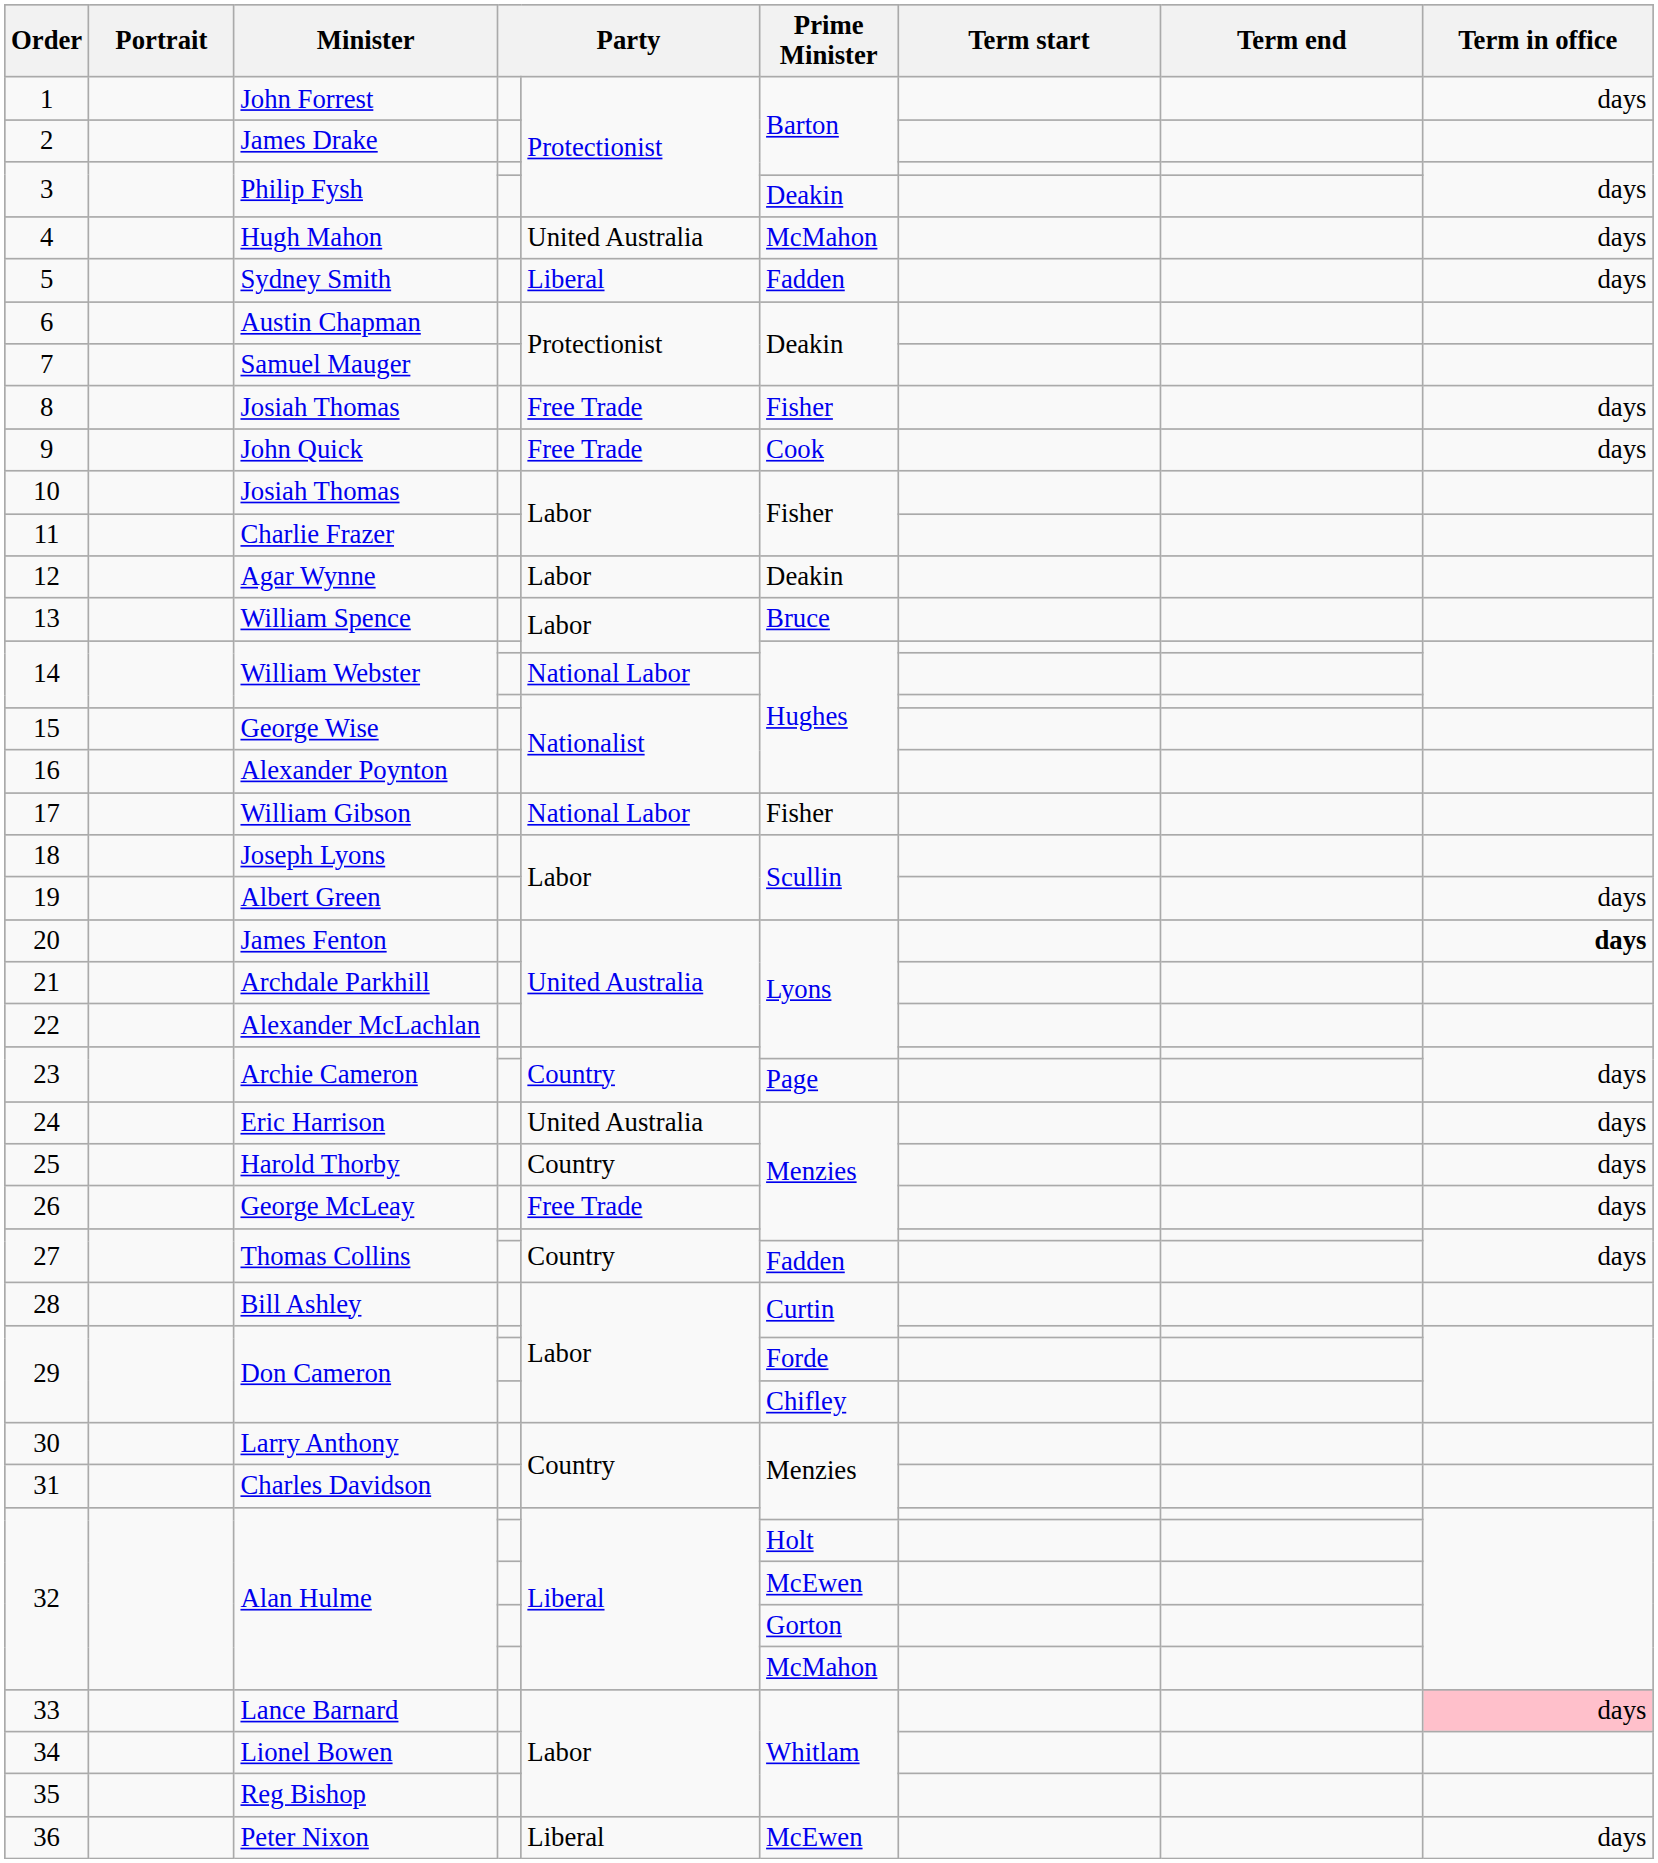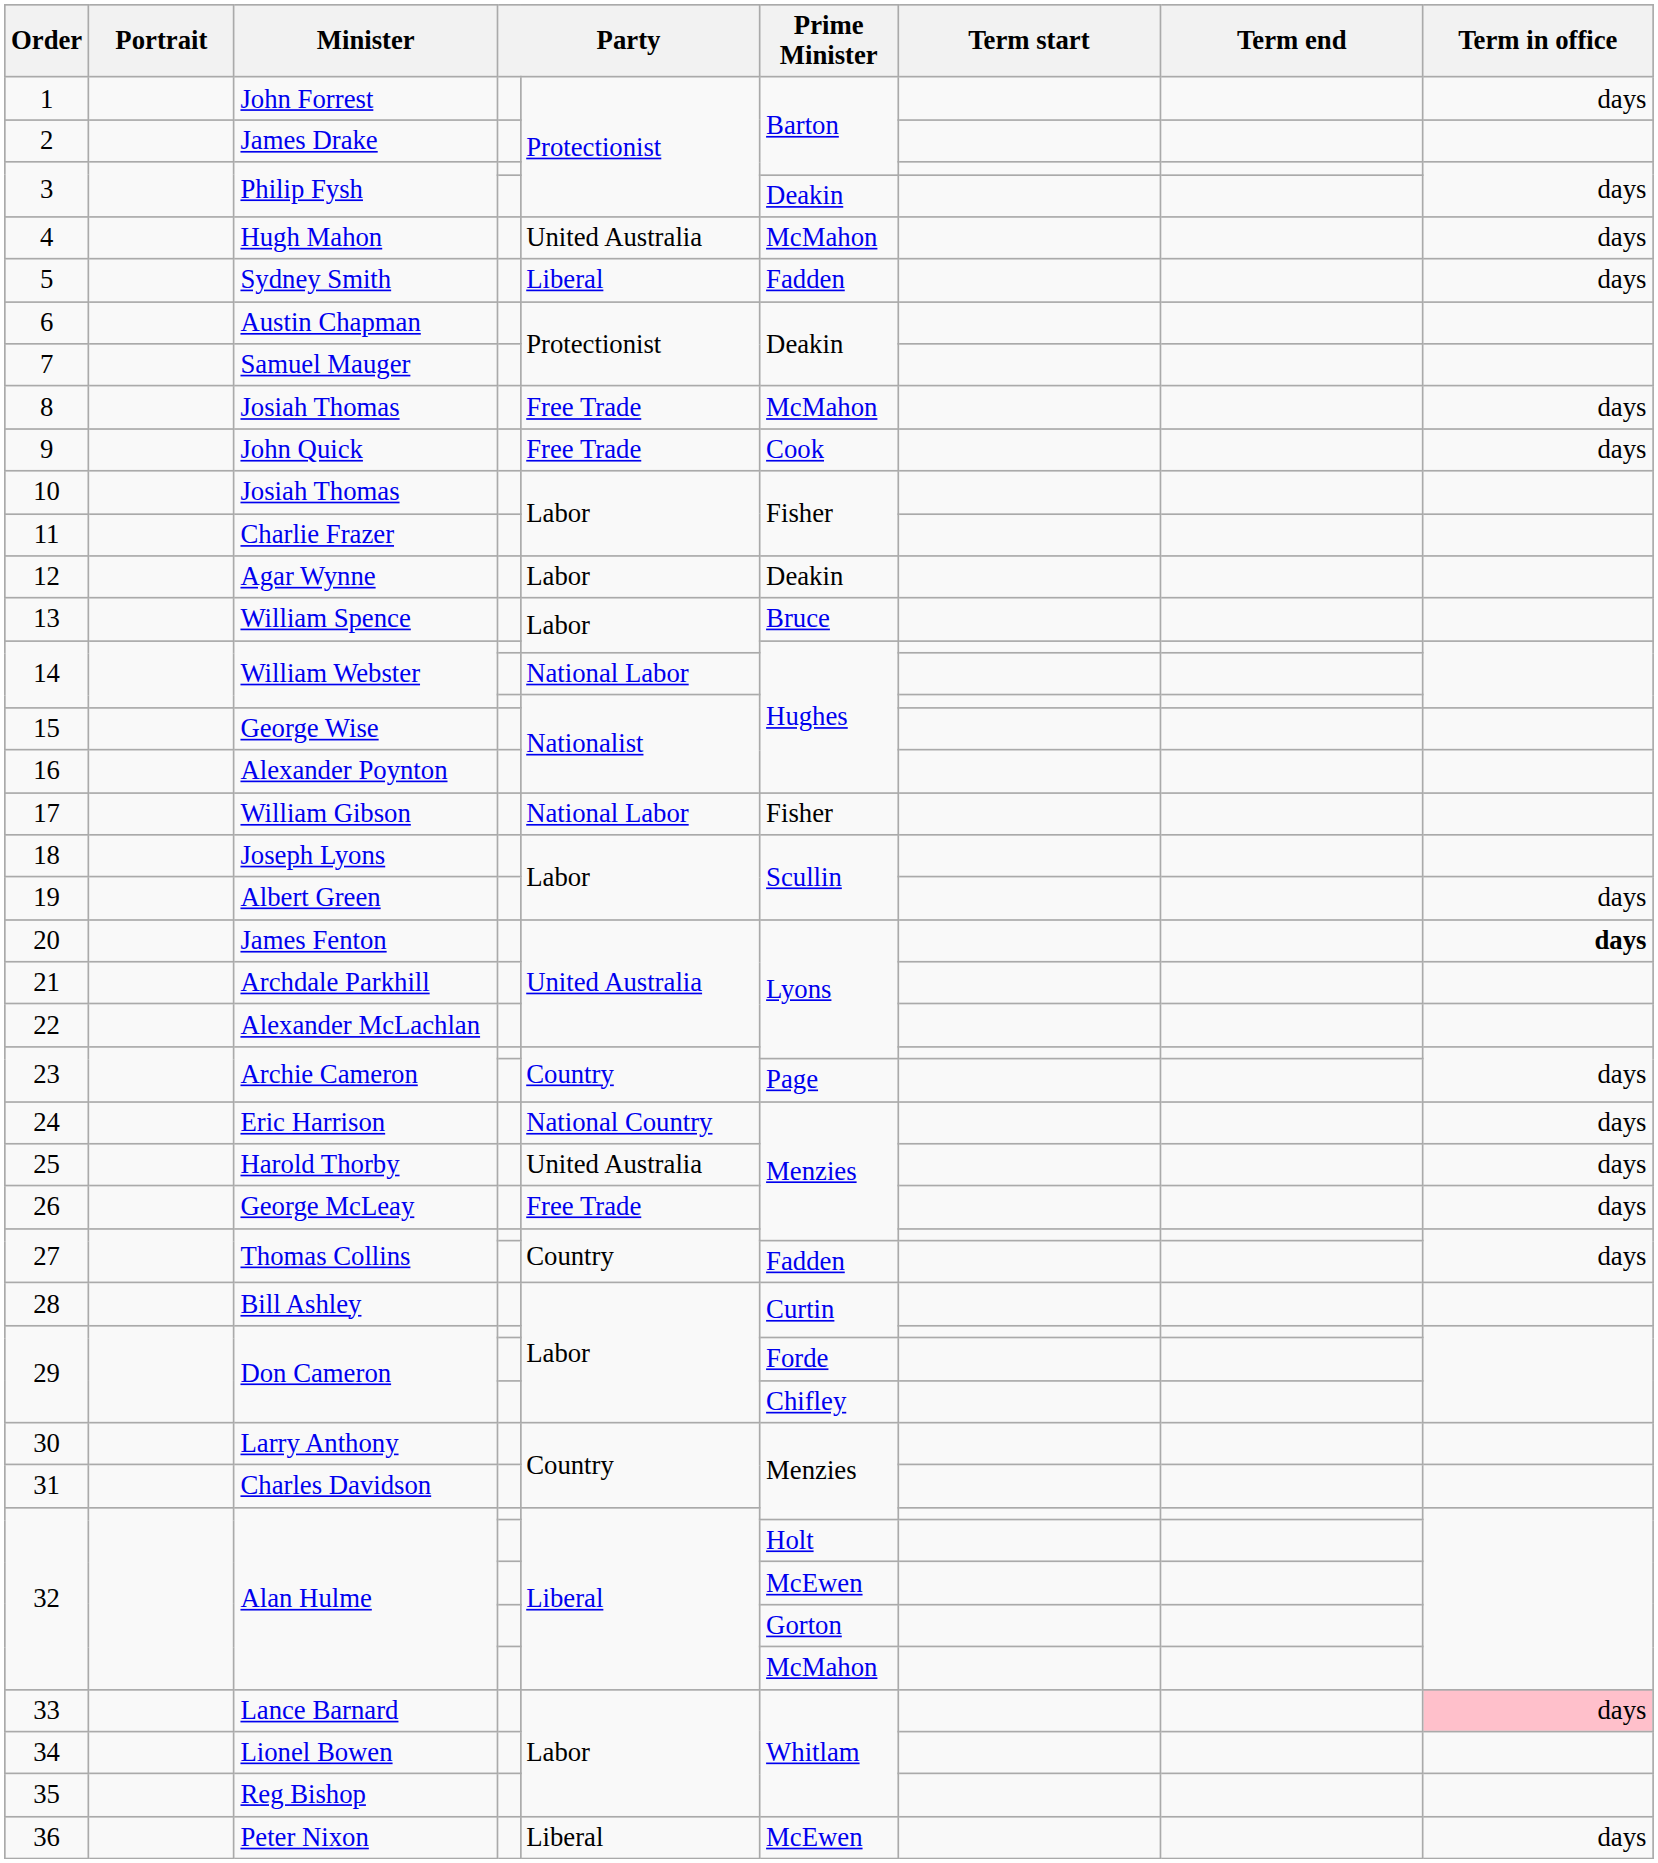(799, 407) Fisher -> (822, 407) McMahon
(615, 1122) United Australia -> (619, 1122) National Country
(571, 1164) Country -> (614, 1164) United Australia
